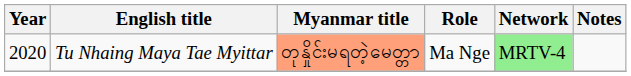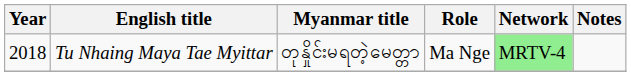(28, 52) 2020 -> (28, 52) 2018
(351, 51) lightsalmon background -> (351, 51) no background
